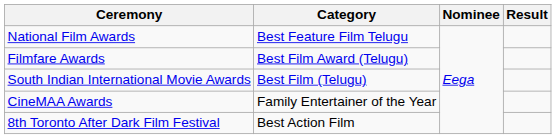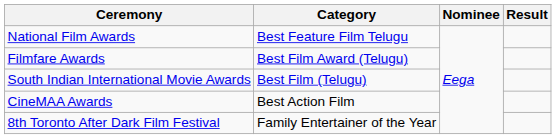(347, 101) Family Entertainer of the Year -> (306, 101) Best Action Film
(306, 123) Best Action Film -> (347, 123) Family Entertainer of the Year
